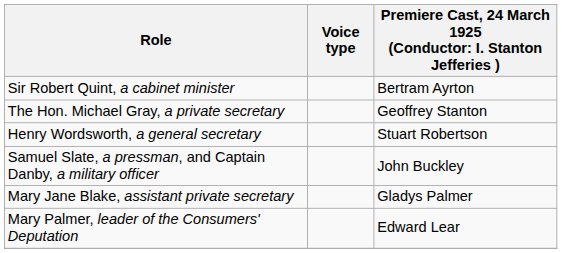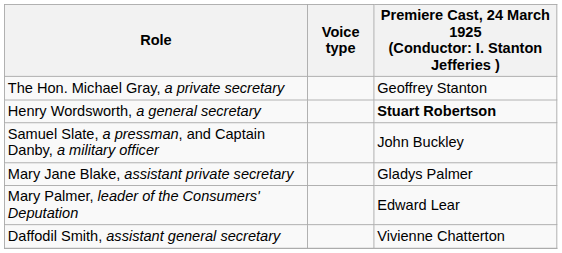- row: (121, 88)
(432, 134) normal -> (437, 111) bold
+ row: (144, 236)
